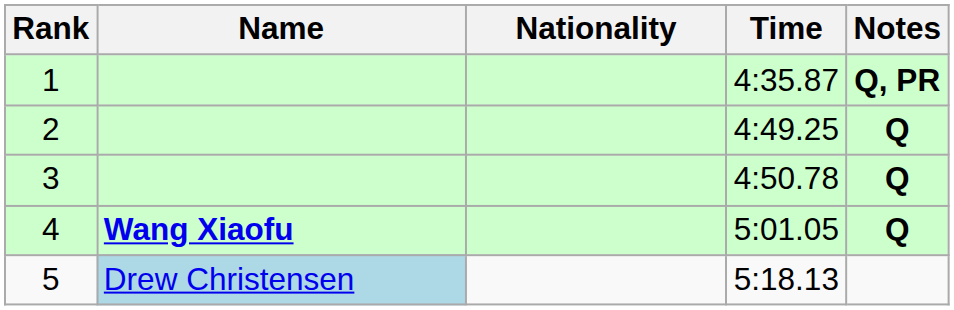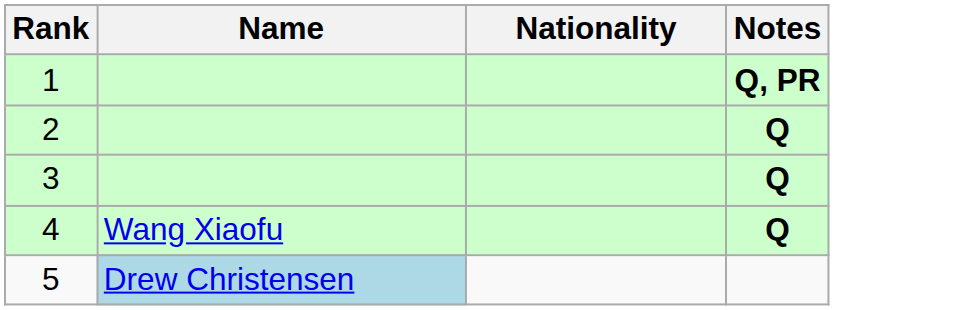- column: (786, 29)
(199, 229) bold -> (194, 229) normal
